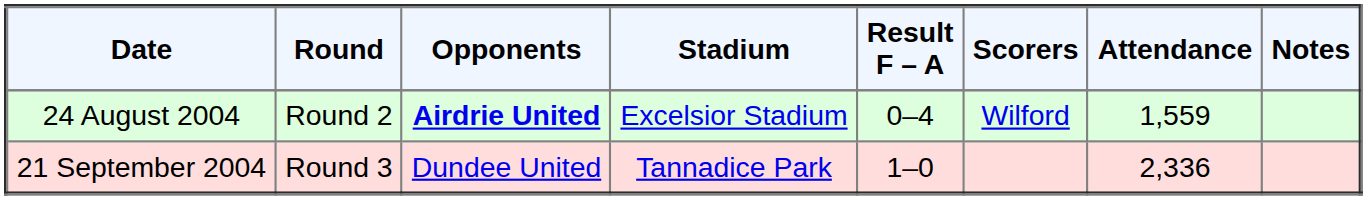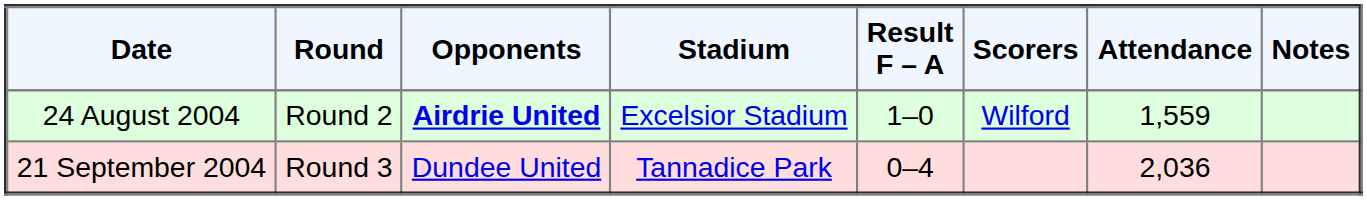(910, 116) 0–4 -> (910, 116) 1–0
(910, 167) 1–0 -> (910, 167) 0–4
(1175, 167) 2,336 -> (1175, 167) 2,036
